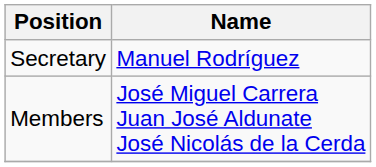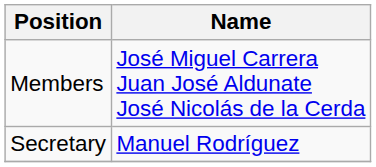rows swapped: (57, 118) <-> (58, 57)
